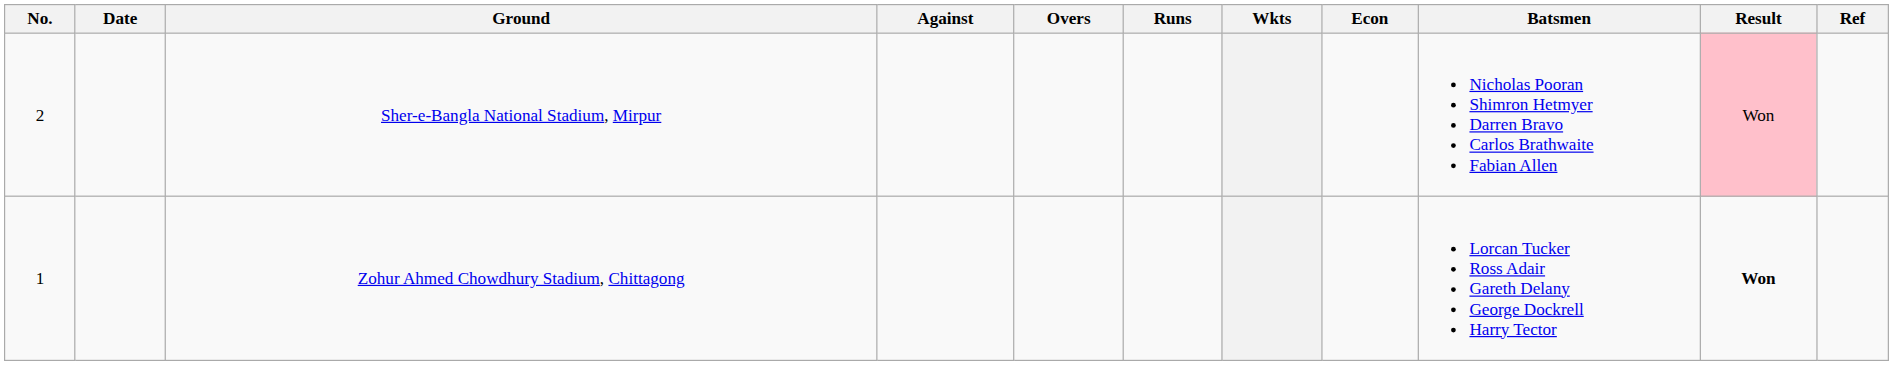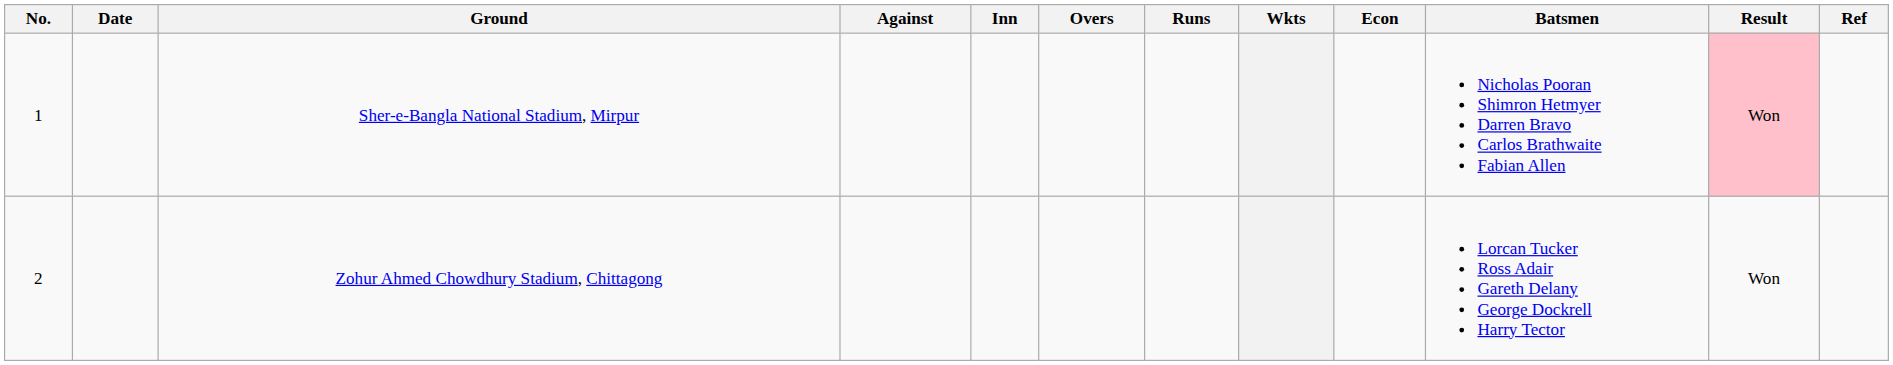+ column: (1005, 19)
(40, 114) 2 -> (38, 114) 1
(40, 278) 1 -> (38, 278) 2
(1758, 278) bold -> (1764, 278) normal
